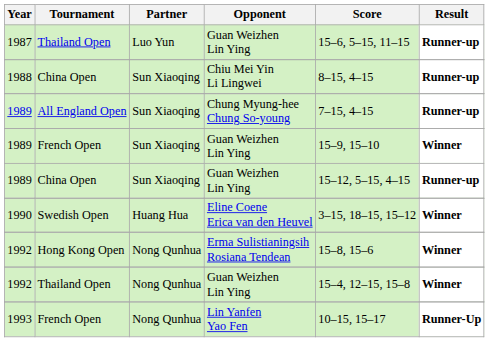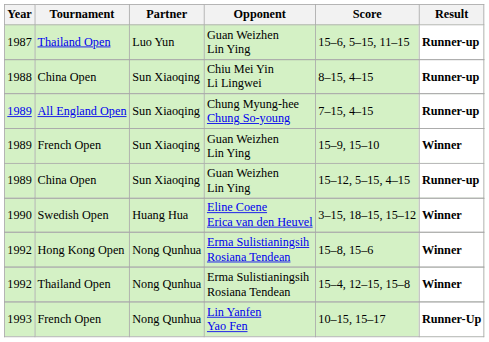(243, 284) Guan Weizhen Lin Ying -> (258, 284) Erma Sulistianingsih Rosiana Tendean
